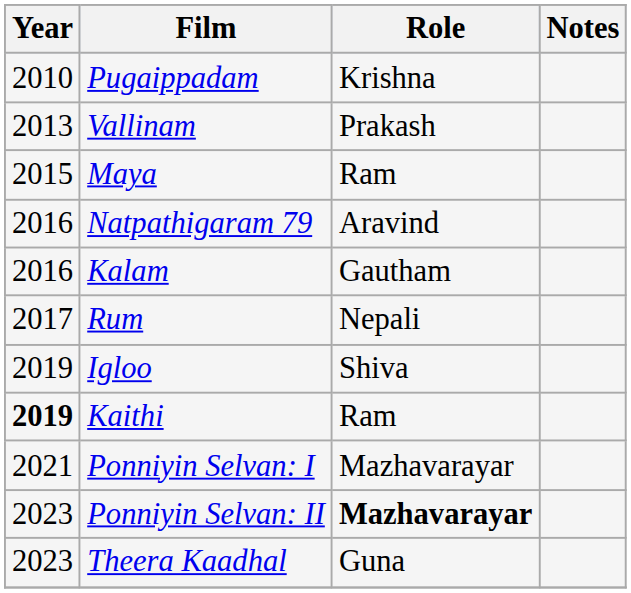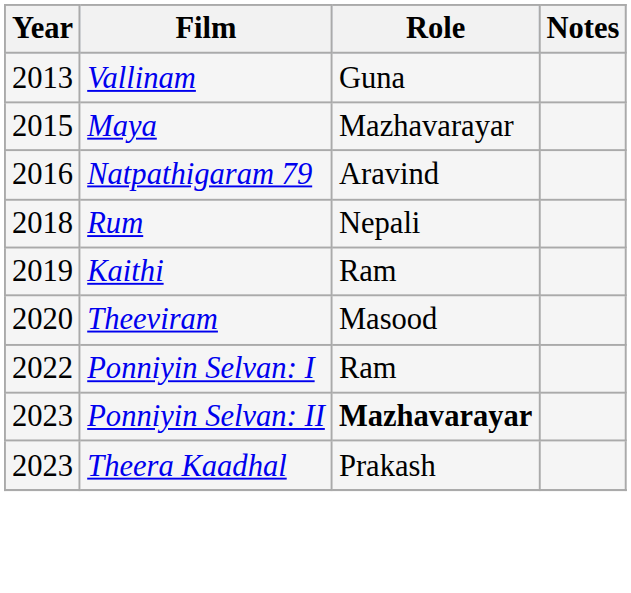- row: (173, 77)
(387, 125) Prakash -> (372, 77) Guna
(368, 174) Ram -> (426, 125) Mazhavarayar
- row: (128, 271)
(43, 319) 2017 -> (43, 222) 2018
- row: (119, 367)
(43, 416) bold -> (43, 271) normal
+ row: (153, 319)
(43, 464) 2021 -> (43, 367) 2022
(426, 464) Mazhavarayar -> (368, 367) Ram
(372, 561) Guna -> (387, 464) Prakash
